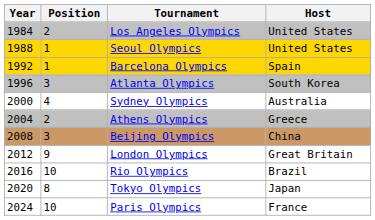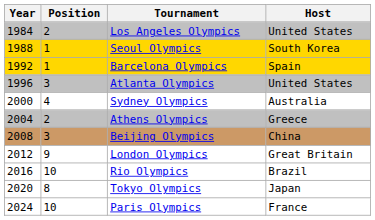(310, 48) United States -> (304, 48) South Korea
(304, 84) South Korea -> (310, 84) United States
